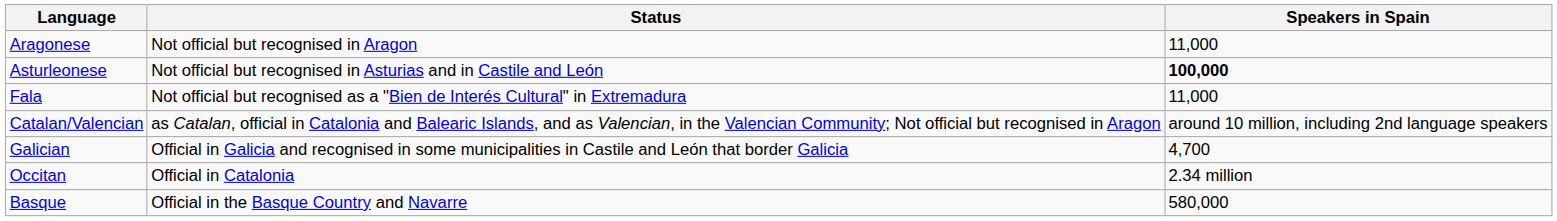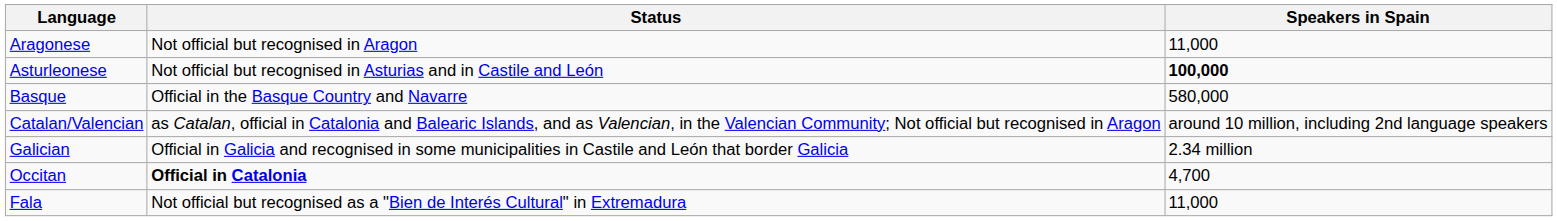rows swapped: (38, 202) <-> (26, 96)
(1189, 149) 4,700 -> (1210, 149) 2.34 million
(223, 176) normal -> (229, 176) bold
(1210, 176) 2.34 million -> (1189, 176) 4,700
